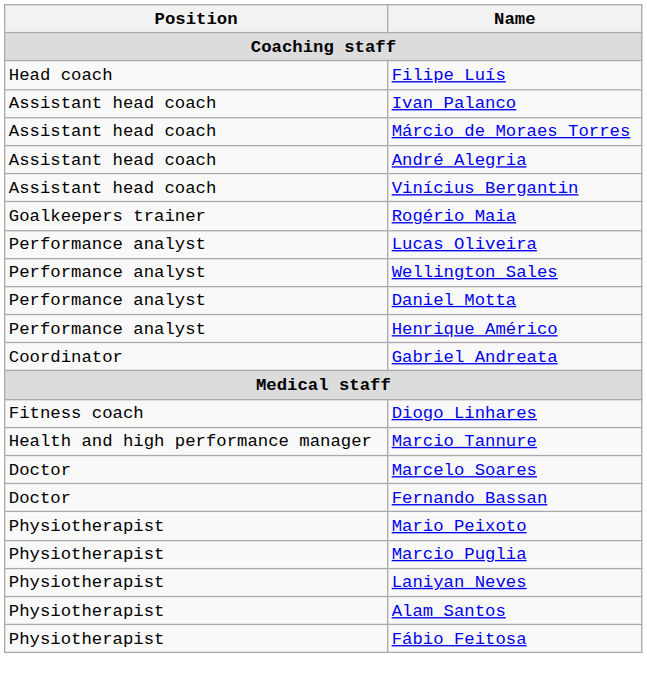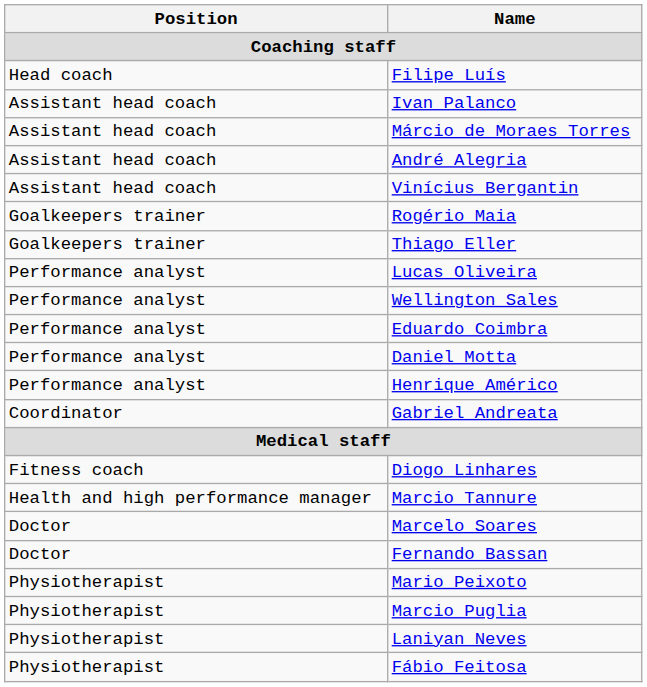+ row: (454, 244)
+ row: (470, 329)
- row: (449, 611)
